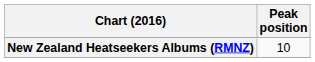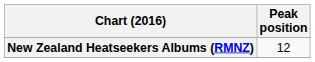(284, 47) 10 -> (284, 47) 12
